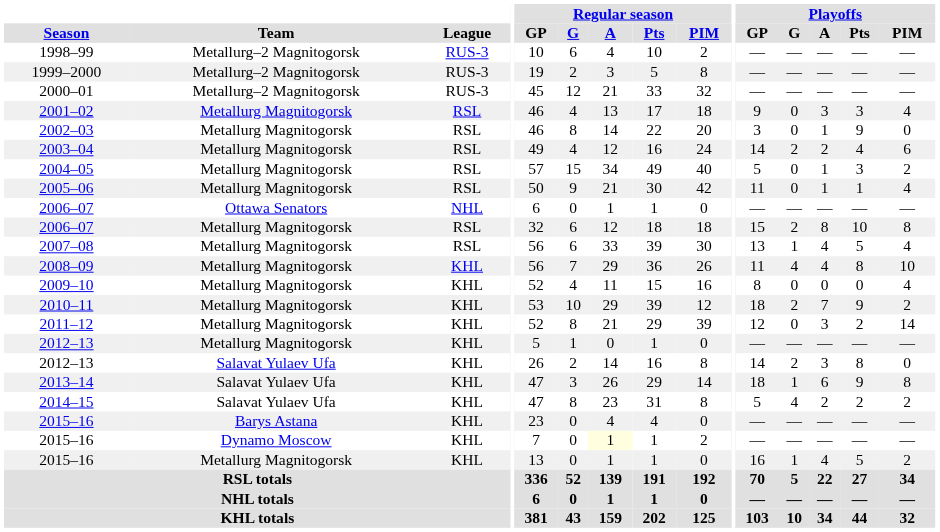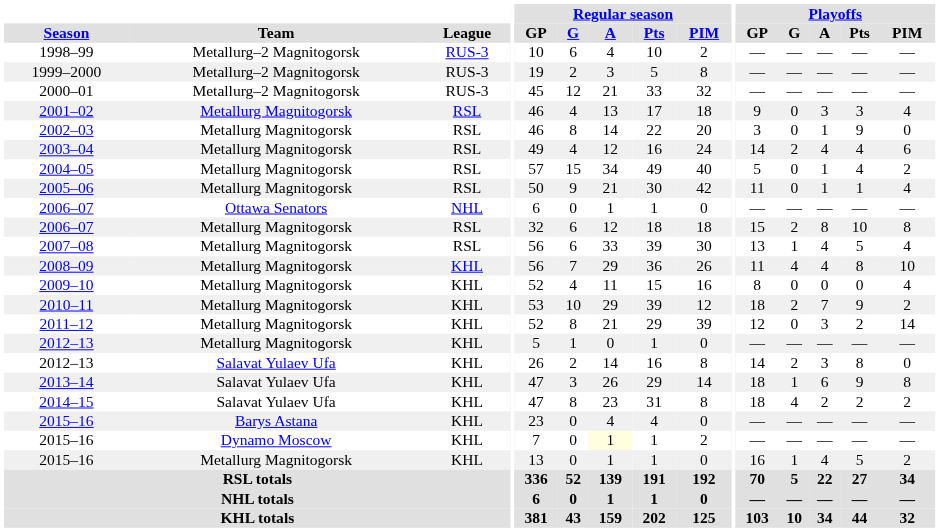(825, 149) 2 -> (825, 149) 4
(860, 168) 3 -> (860, 168) 4
(757, 401) 5 -> (757, 401) 18
